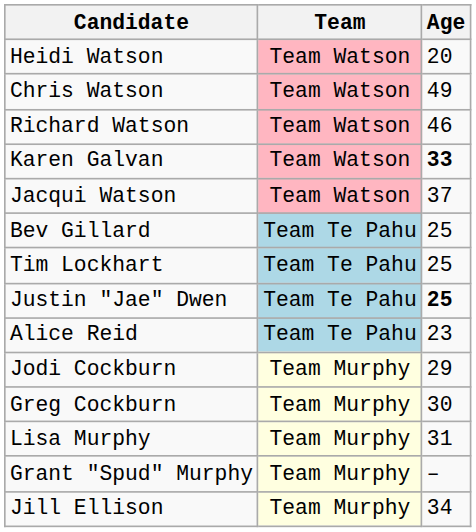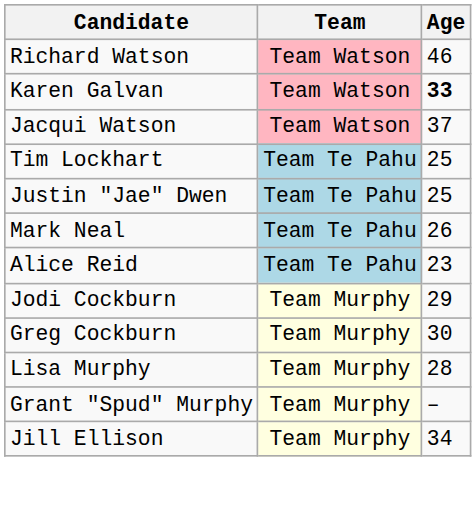- row: (87, 57)
- row: (87, 92)
- row: (80, 231)
(440, 300) bold -> (440, 196) normal
+ row: (67, 231)
(440, 439) 31 -> (440, 370) 28
